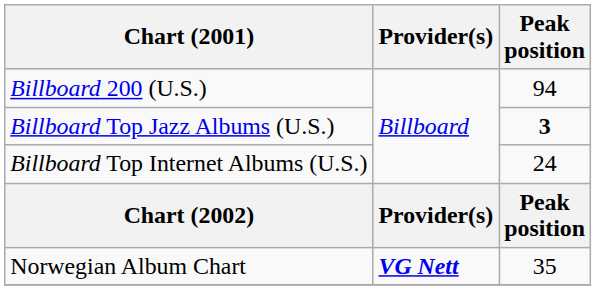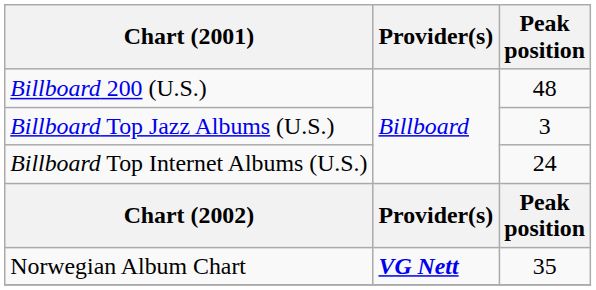(545, 88) 94 -> (545, 88) 48
(545, 125) bold -> (545, 125) normal
